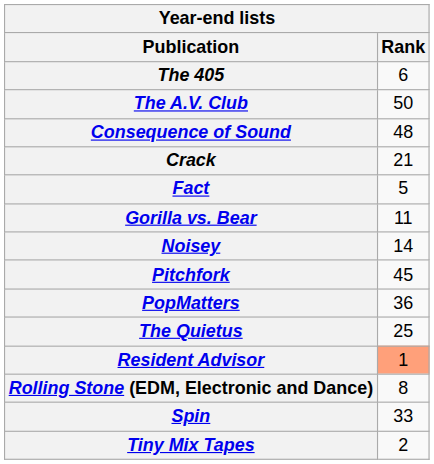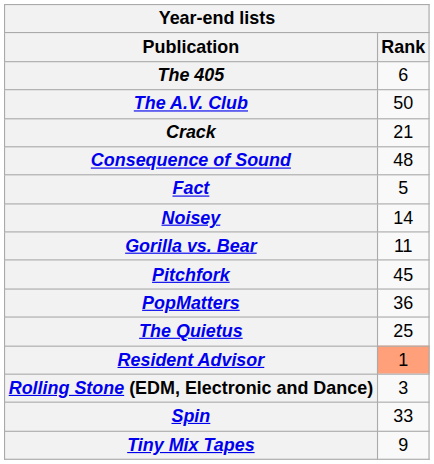rows swapped: (191, 132) <-> (191, 160)
rows swapped: (191, 217) <-> (191, 246)
(403, 388) 8 -> (403, 388) 3
(403, 445) 2 -> (403, 445) 9
